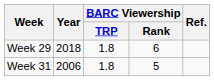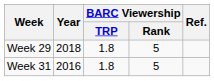(156, 48) 6 -> (156, 48) 5
(69, 66) 2006 -> (69, 66) 2016
